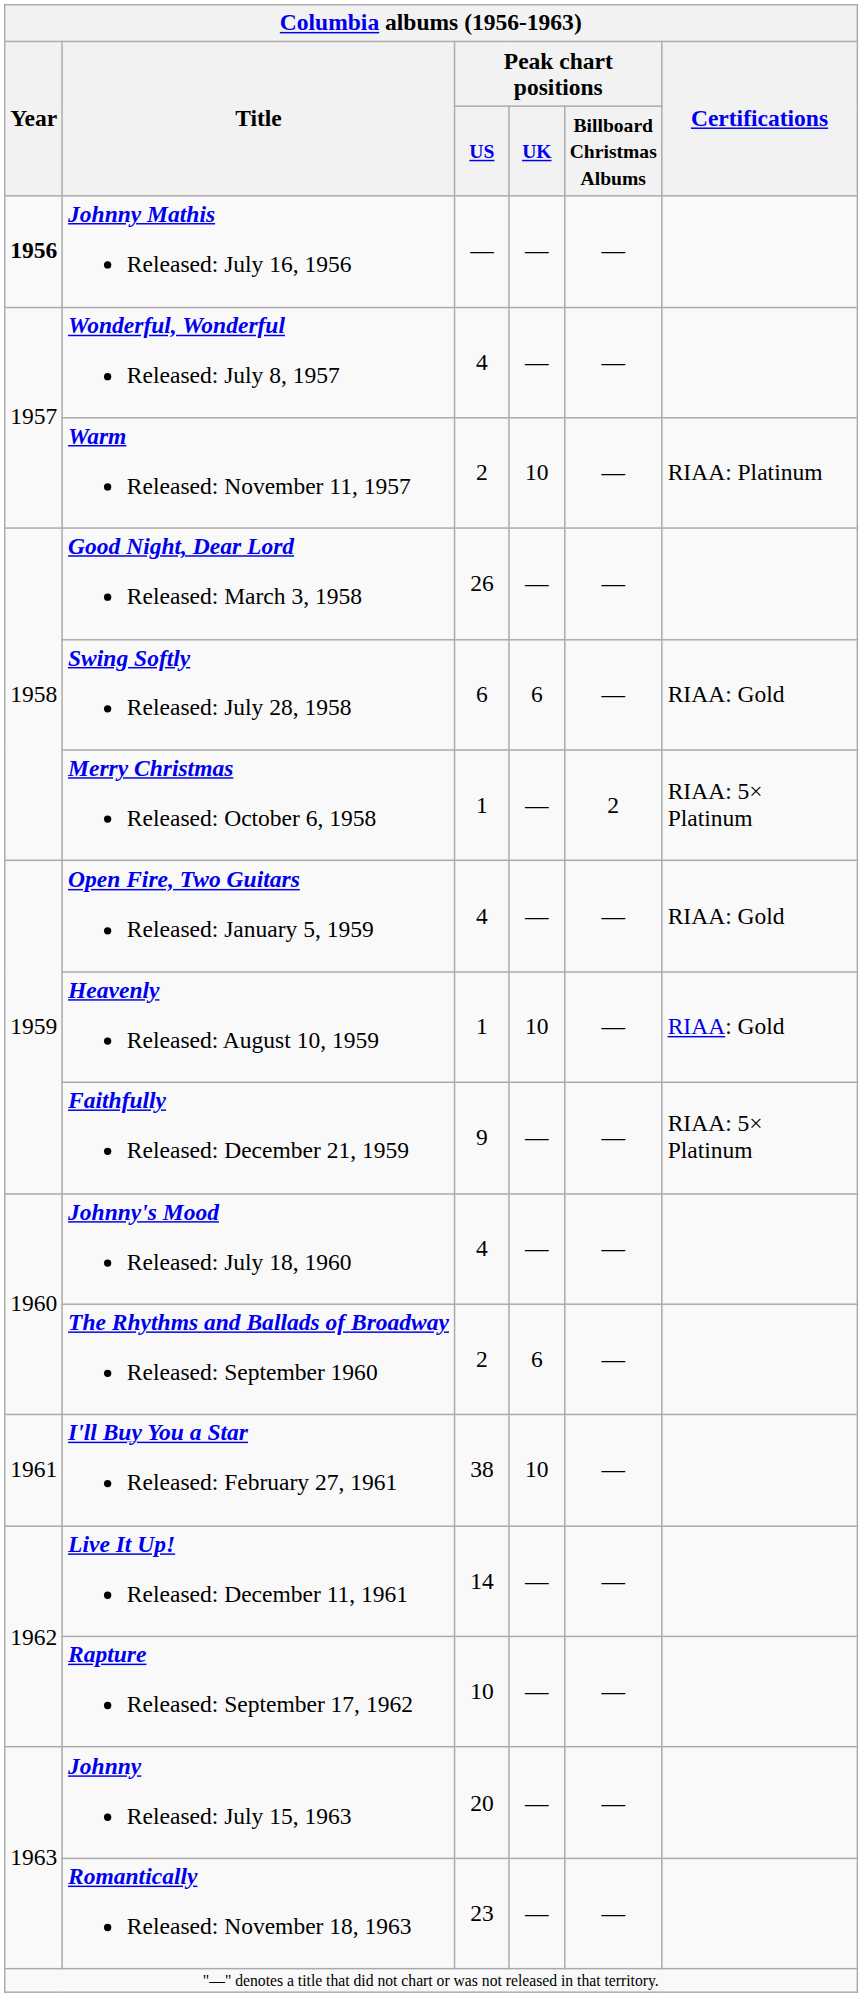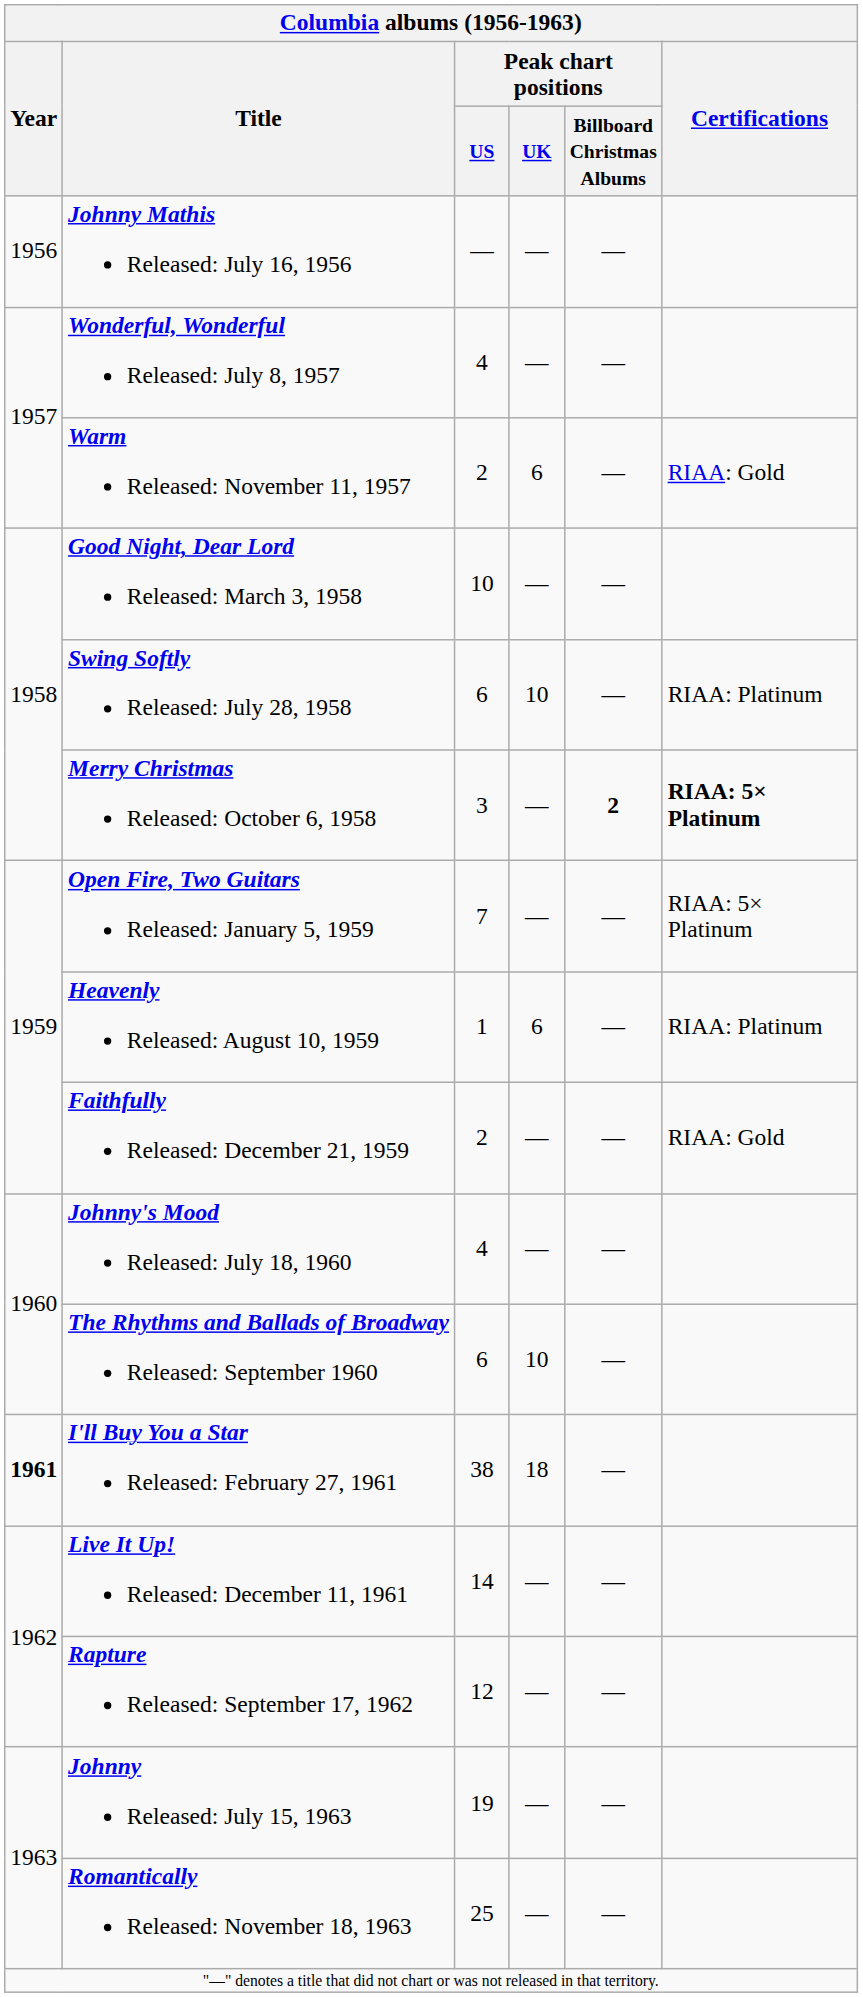(34, 251) bold -> (34, 251) normal
(537, 472) 10 -> (537, 472) 6
(745, 472) RIAA: Platinum -> (726, 472) RIAA: Gold
(482, 583) 26 -> (482, 583) 10
(537, 694) 6 -> (537, 694) 10
(726, 694) RIAA: Gold -> (745, 694) RIAA: Platinum
(482, 805) 1 -> (482, 805) 3
(613, 805) normal -> (613, 805) bold
(715, 805) normal -> (717, 805) bold
(482, 915) 4 -> (482, 915) 7
(726, 915) RIAA: Gold -> (715, 915) RIAA: 5× Platinum
(537, 1026) 10 -> (537, 1026) 6
(726, 1026) RIAA: Gold -> (745, 1026) RIAA: Platinum
(482, 1137) 9 -> (482, 1137) 2
(715, 1137) RIAA: 5× Platinum -> (726, 1137) RIAA: Gold
(482, 1359) 2 -> (482, 1359) 6
(537, 1359) 6 -> (537, 1359) 10
(34, 1469) normal -> (34, 1469) bold
(537, 1469) 10 -> (537, 1469) 18
(482, 1691) 10 -> (482, 1691) 12
(482, 1802) 20 -> (482, 1802) 19
(482, 1913) 23 -> (482, 1913) 25
